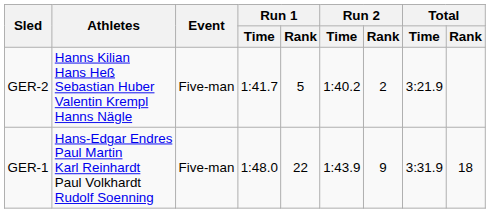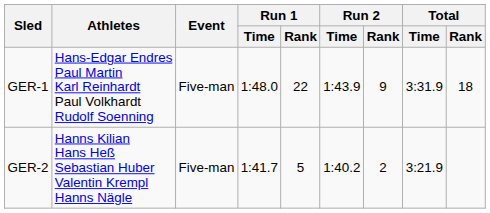rows swapped: (28, 168) <-> (28, 88)
